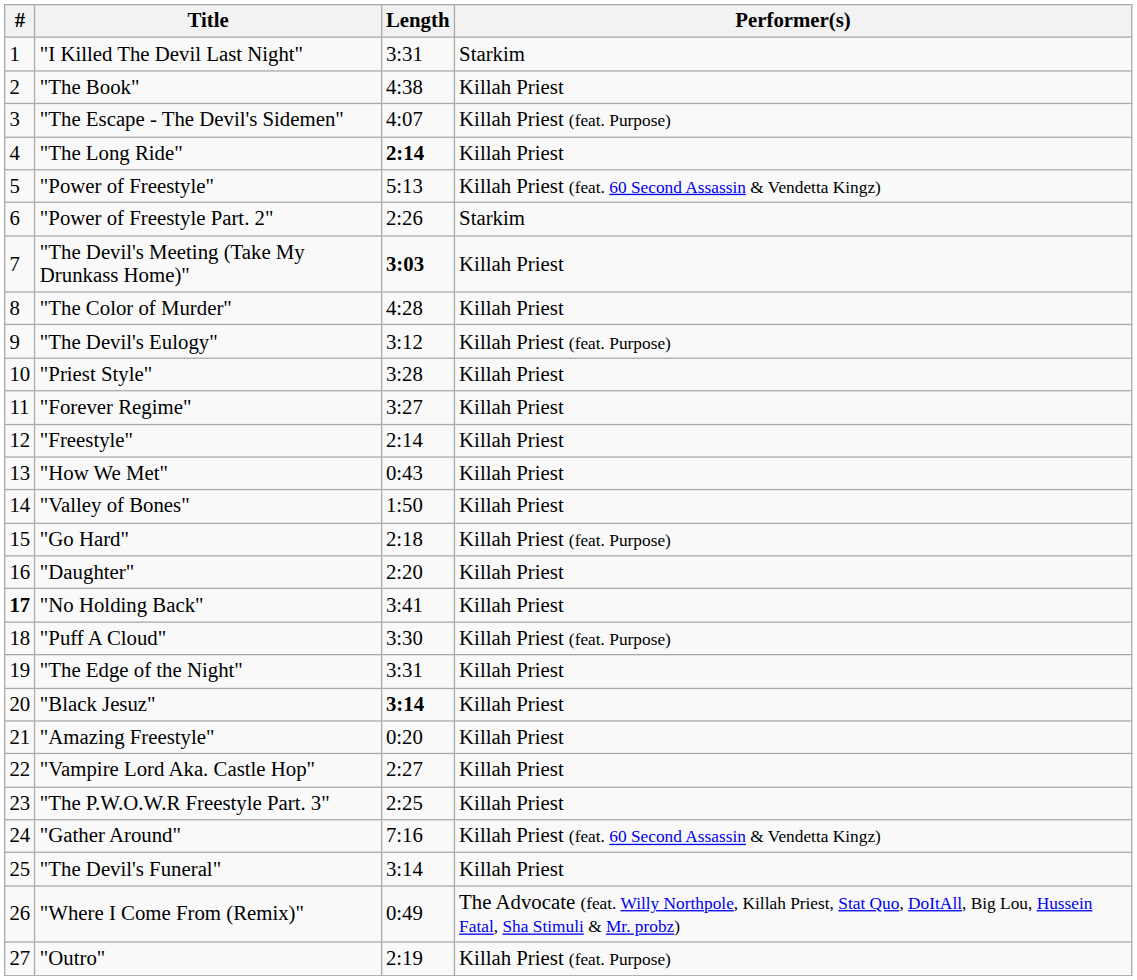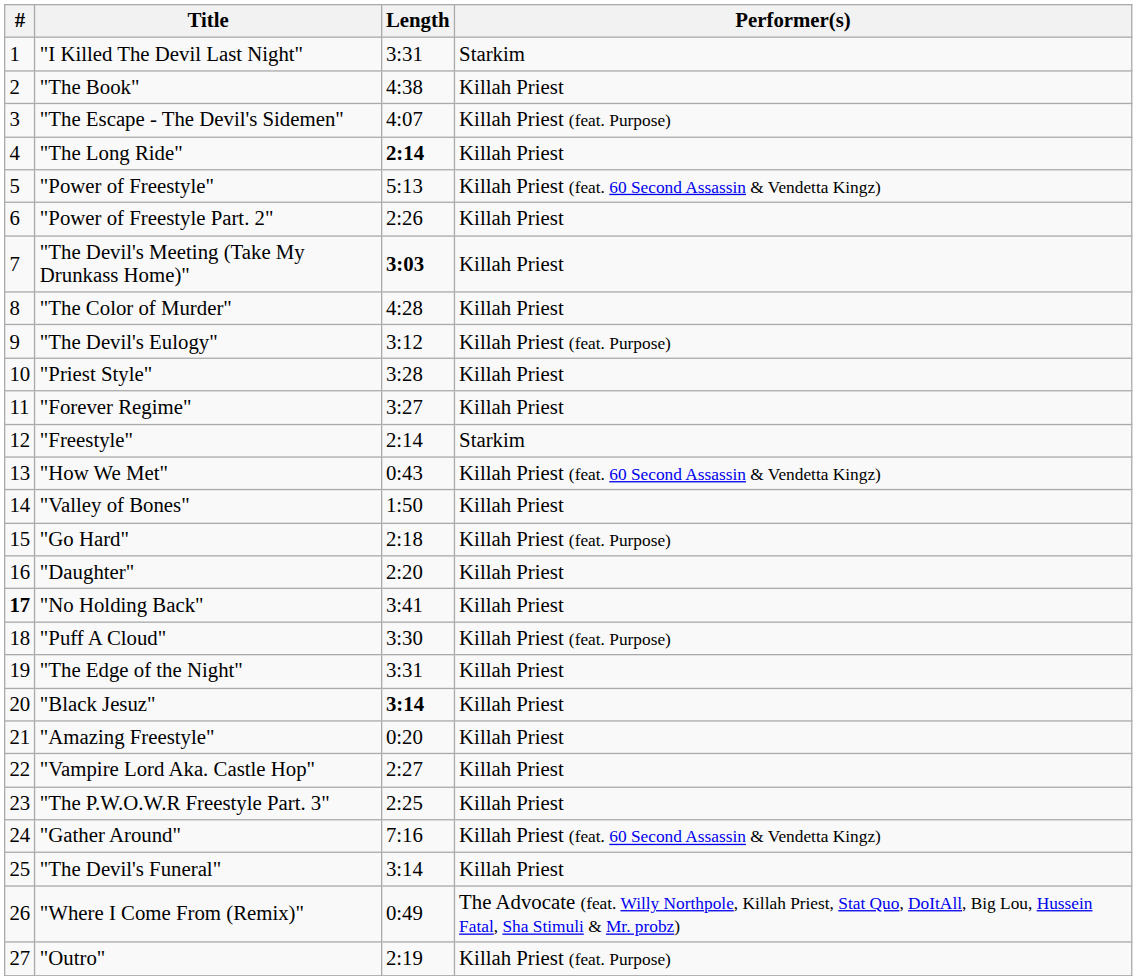(492, 218) Starkim -> (511, 218) Killah Priest
(511, 440) Killah Priest -> (492, 440) Starkim
(511, 473) Killah Priest -> (670, 473) Killah Priest (feat. 60 Second Assassin & Vendetta Kingz)
